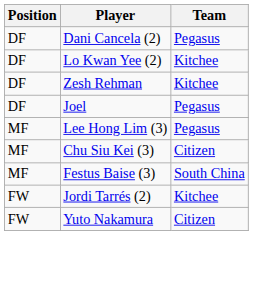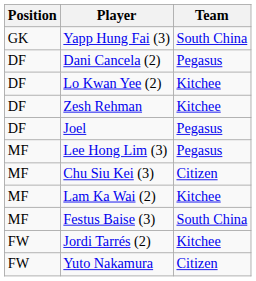+ row: (117, 38)
+ row: (110, 196)
